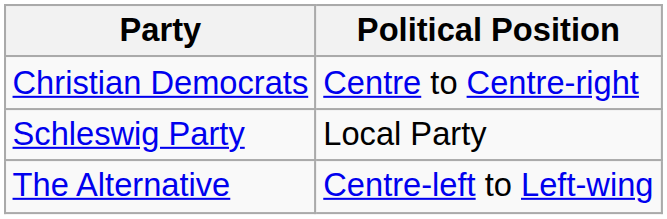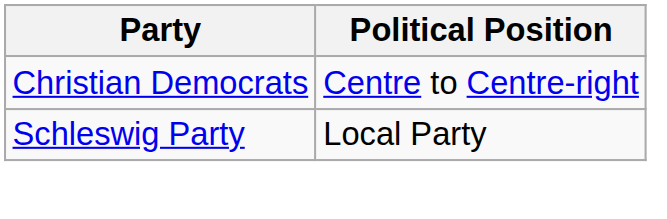- row: (121, 185)
